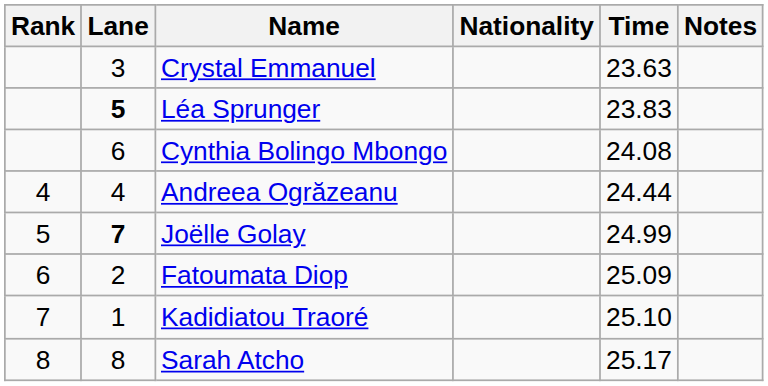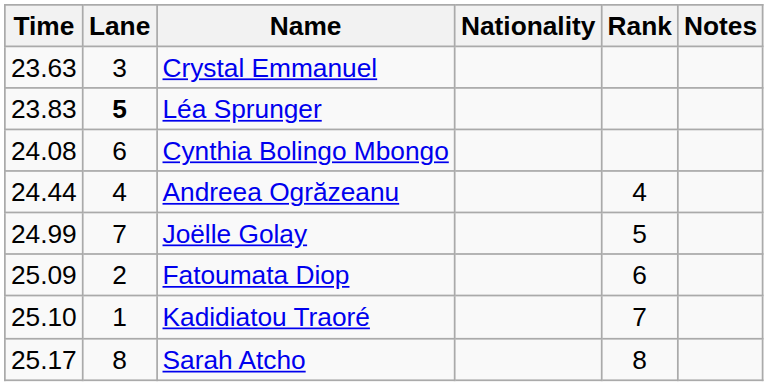columns swapped: (43, 26) <-> (639, 26)
(118, 234) bold -> (120, 234) normal
